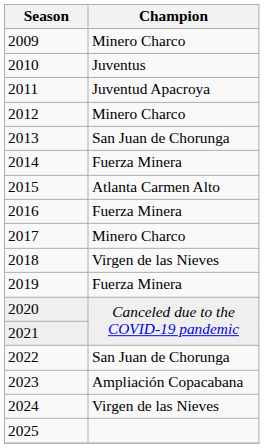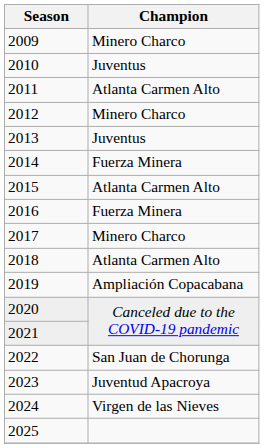(151, 89) Juventud Apacroya -> (156, 89) Atlanta Carmen Alto
(161, 138) San Juan de Chorunga -> (119, 138) Juventus
(155, 260) Virgen de las Nieves -> (156, 260) Atlanta Carmen Alto
(137, 284) Fuerza Minera -> (168, 284) Ampliación Copacabana
(168, 382) Ampliación Copacabana -> (151, 382) Juventud Apacroya
